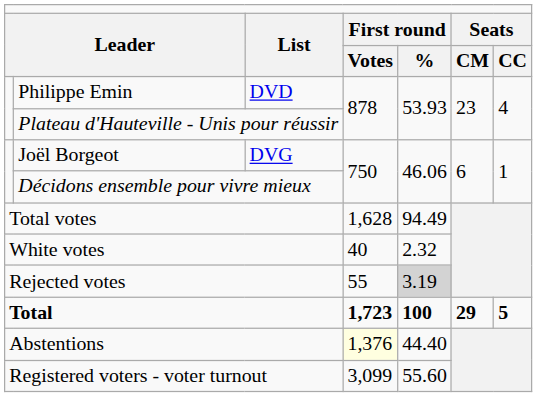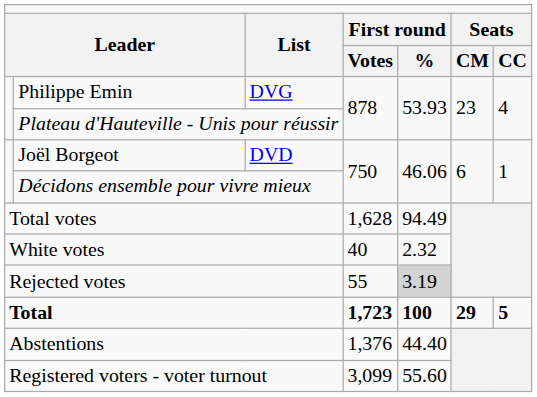(271, 92) DVD -> (271, 92) DVG
(271, 155) DVG -> (271, 155) DVD
(370, 344) lightyellow background -> (370, 344) no background
